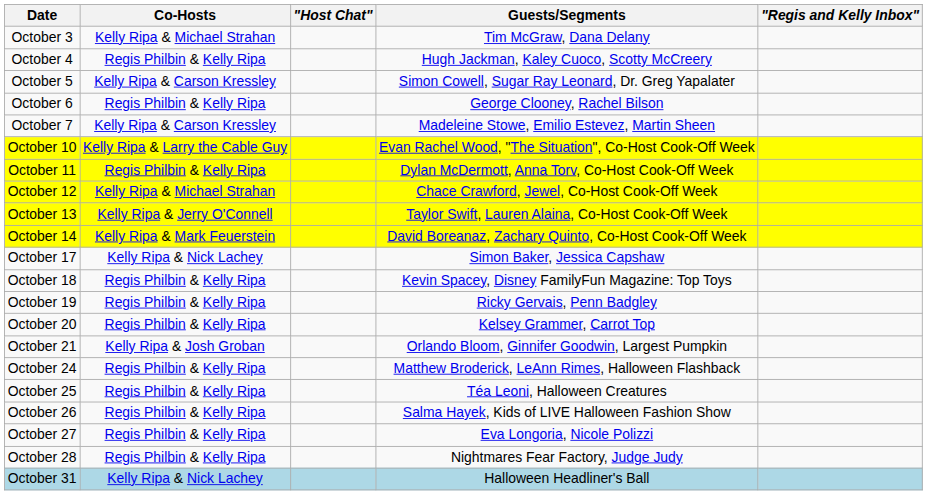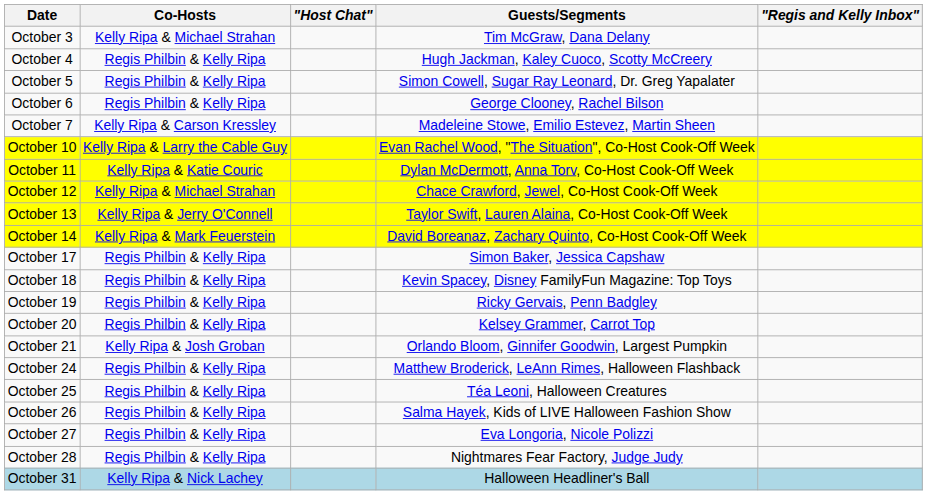(185, 81) Kelly Ripa & Carson Kressley -> (185, 81) Regis Philbin & Kelly Ripa
(185, 170) Regis Philbin & Kelly Ripa -> (185, 170) Kelly Ripa & Katie Couric
(185, 258) Kelly Ripa & Nick Lachey -> (185, 258) Regis Philbin & Kelly Ripa
